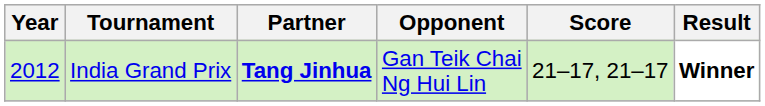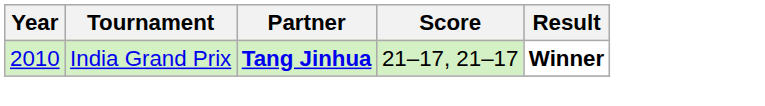- column: (452, 23)
(35, 70) 2012 -> (35, 58) 2010
